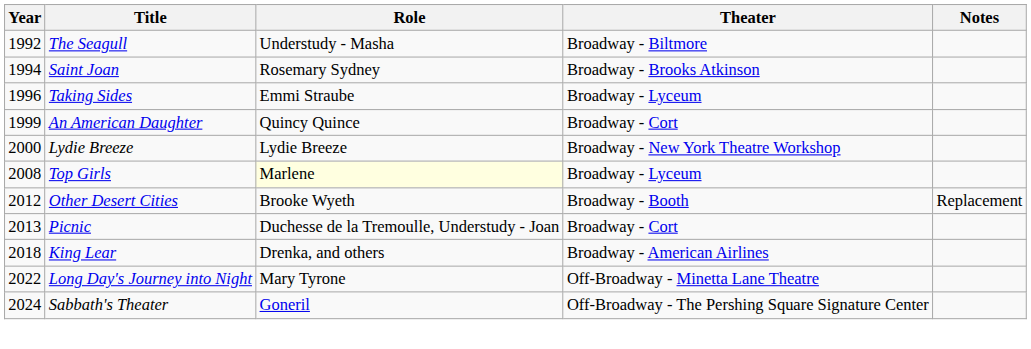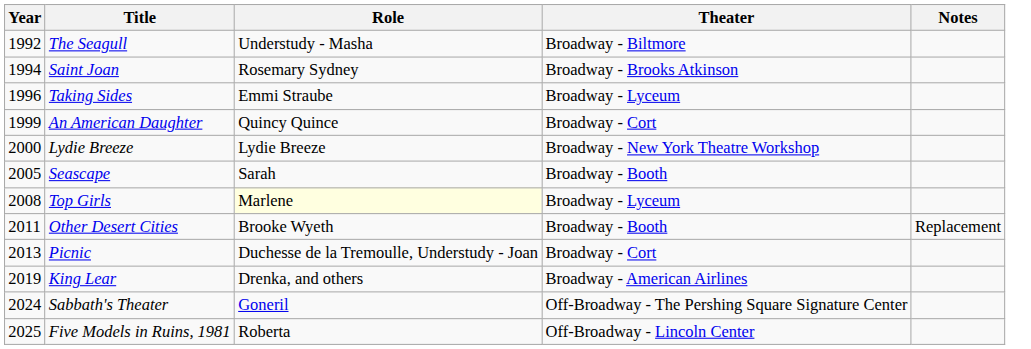+ row: (80, 174)
(25, 200) 2012 -> (24, 226) 2011
(25, 252) 2018 -> (25, 278) 2019
- row: (150, 278)
+ row: (140, 331)
